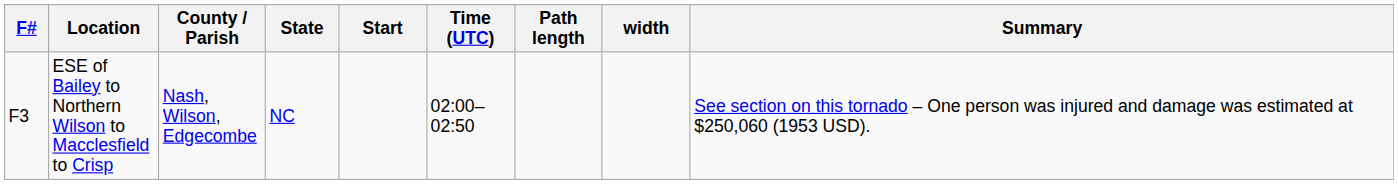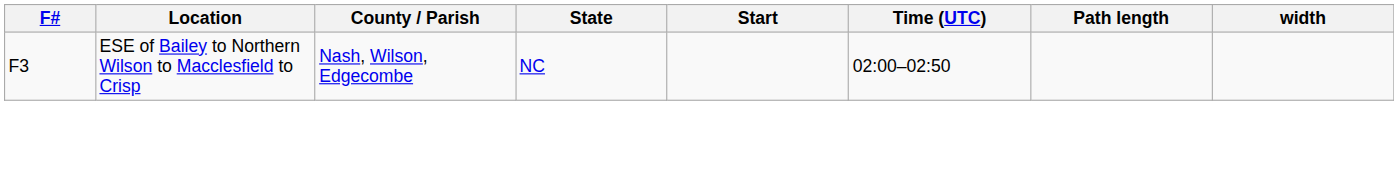- column: (1042, 28)
